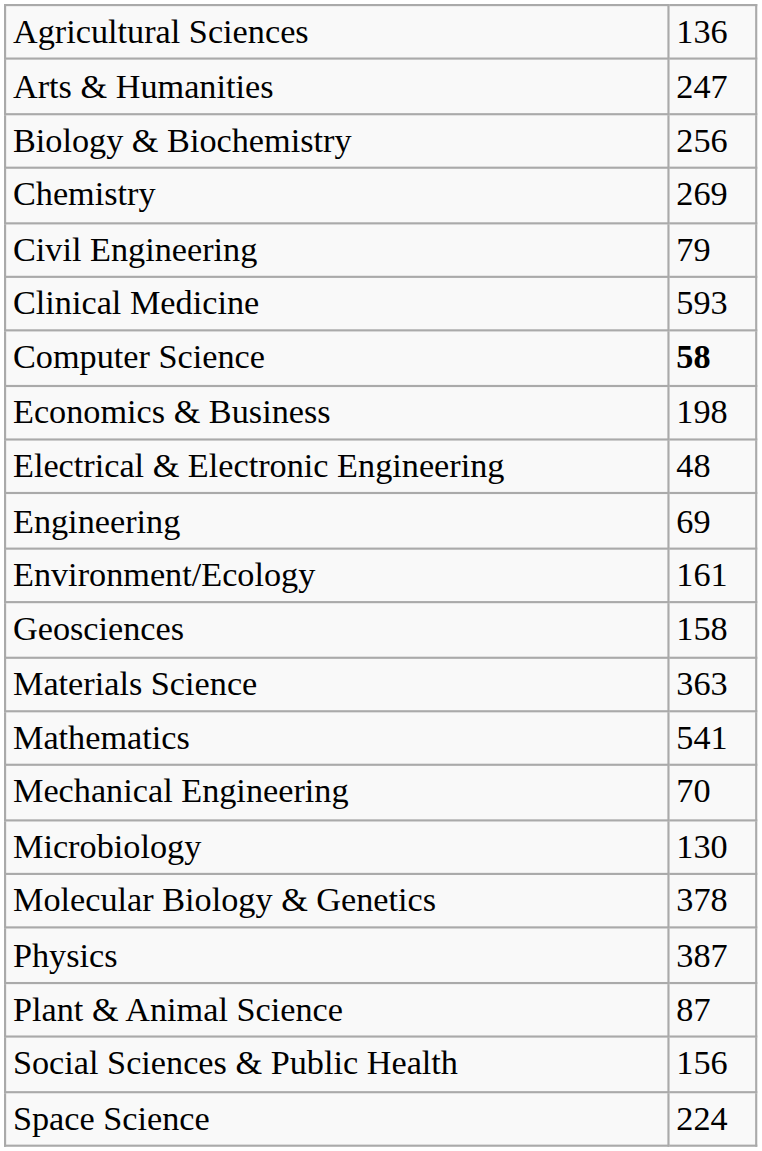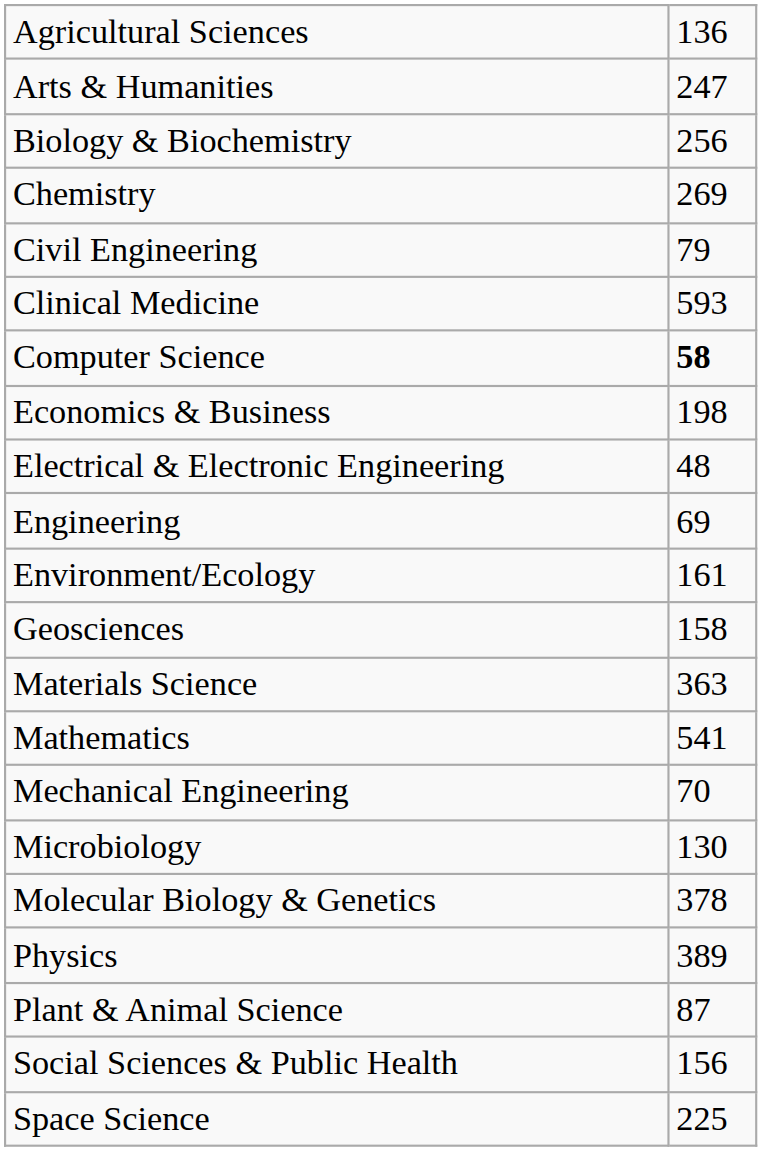(702, 954) 387 -> (702, 954) 389
(702, 1117) 224 -> (702, 1117) 225
